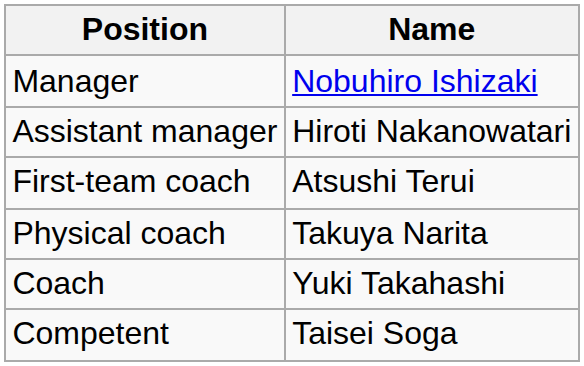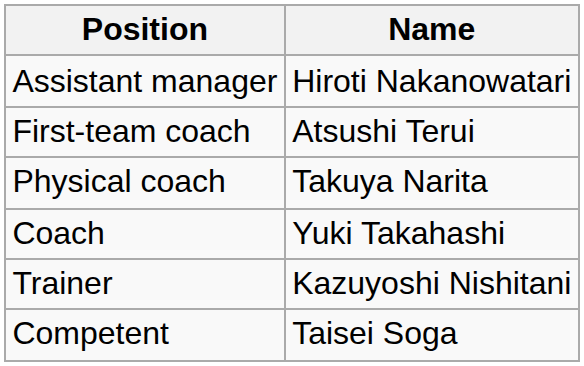- row: (76, 80)
+ row: (62, 283)
